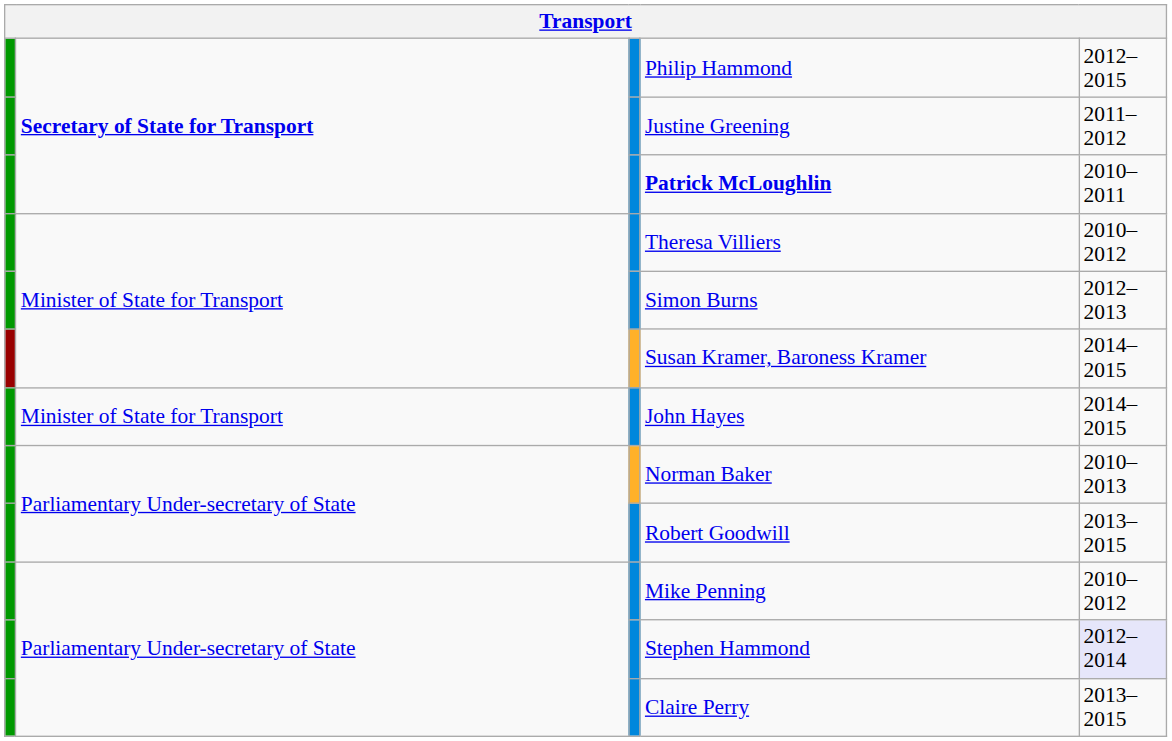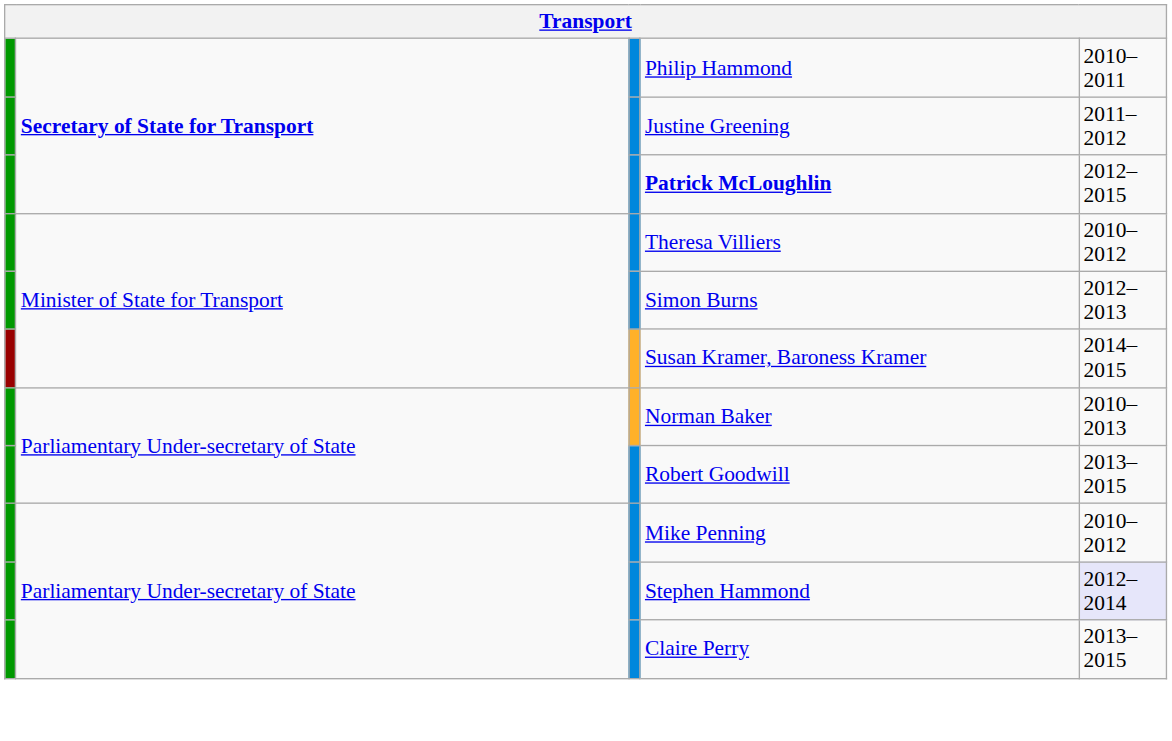(1110, 67) 2012–2015 -> (1110, 67) 2010–2011
(1110, 183) 2010–2011 -> (1110, 183) 2012–2015
- row: (695, 416)
